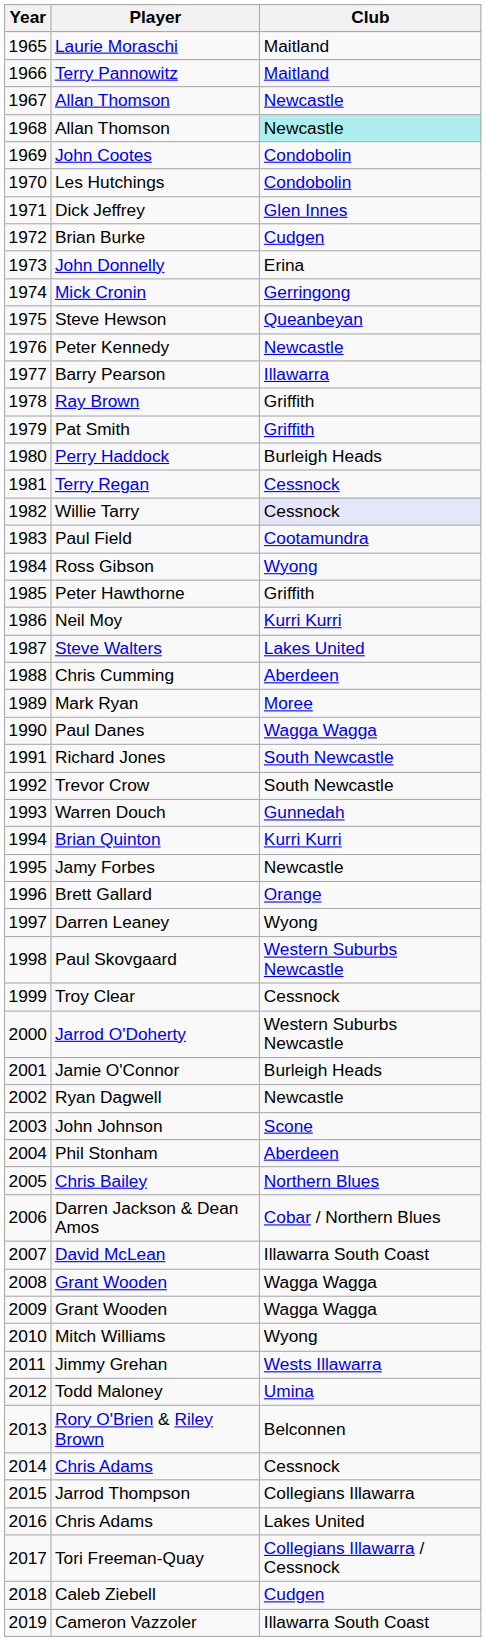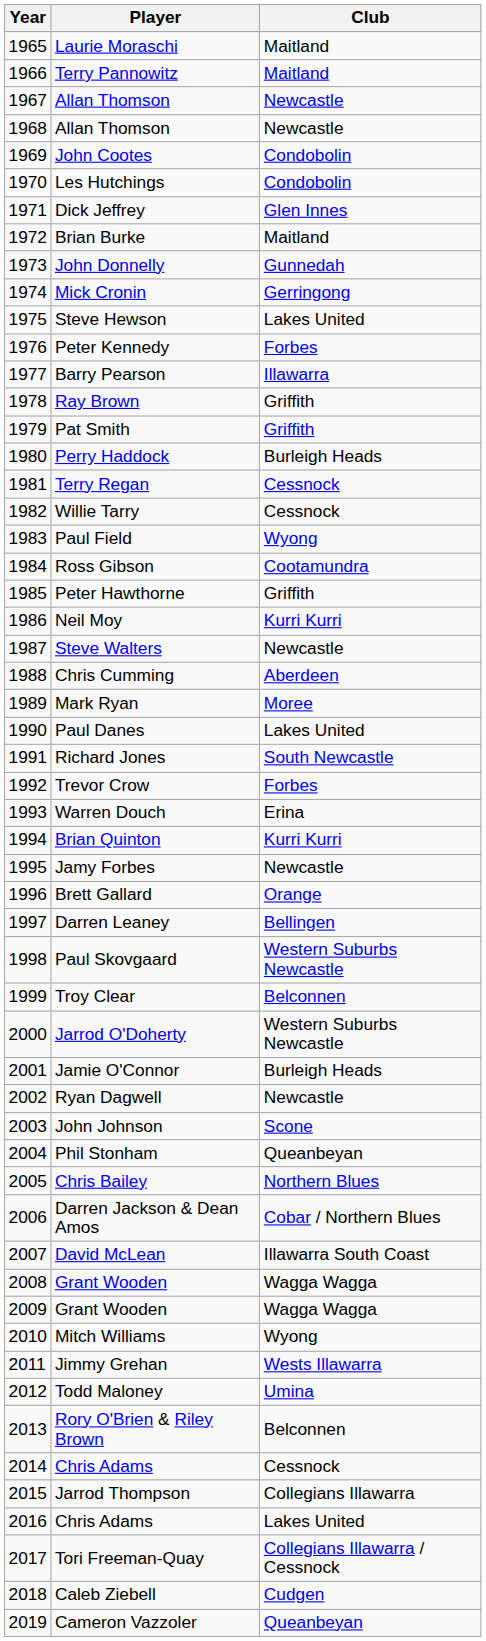(304, 127) paleturquoise background -> (304, 127) no background
(294, 237) Cudgen -> (297, 237) Maitland
(284, 264) Erina -> (304, 264) Gunnedah
(313, 319) Queanbeyan -> (314, 319) Lakes United
(304, 347) Newcastle -> (291, 347) Forbes
(302, 511) lavender background -> (302, 511) no background
(316, 538) Cootamundra -> (291, 538) Wyong
(291, 566) Wyong -> (316, 566) Cootamundra
(314, 648) Lakes United -> (304, 648) Newcastle
(320, 730) Wagga Wagga -> (314, 730) Lakes United
(329, 785) South Newcastle -> (291, 785) Forbes
(304, 812) Gunnedah -> (284, 812) Erina
(291, 922) Wyong -> (299, 922) Bellingen
(302, 996) Cessnock -> (305, 996) Belconnen
(301, 1153) Aberdeen -> (313, 1153) Queanbeyan
(346, 1622) Illawarra South Coast -> (313, 1622) Queanbeyan
